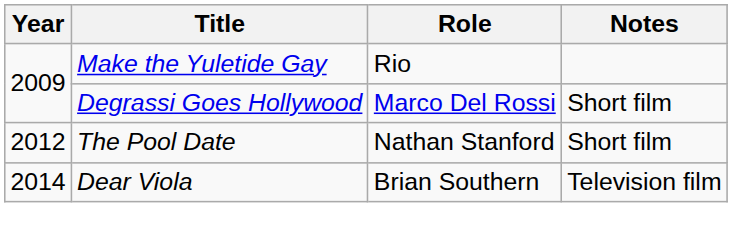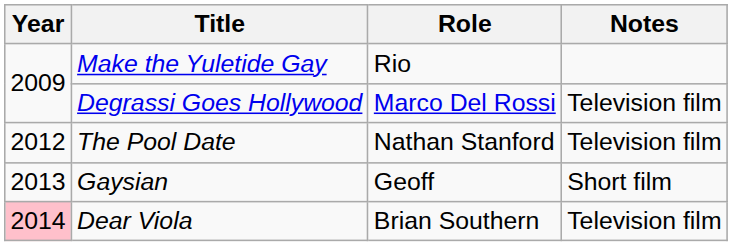(620, 102) Short film -> (644, 102) Television film
(620, 142) Short film -> (644, 142) Television film
+ row: (123, 181)
(38, 181) no background -> (38, 220) pink background
